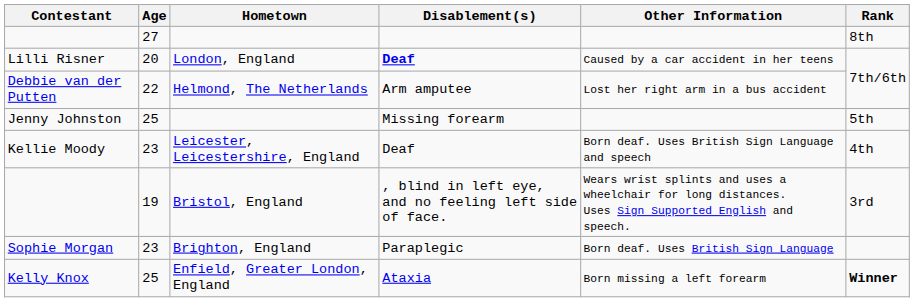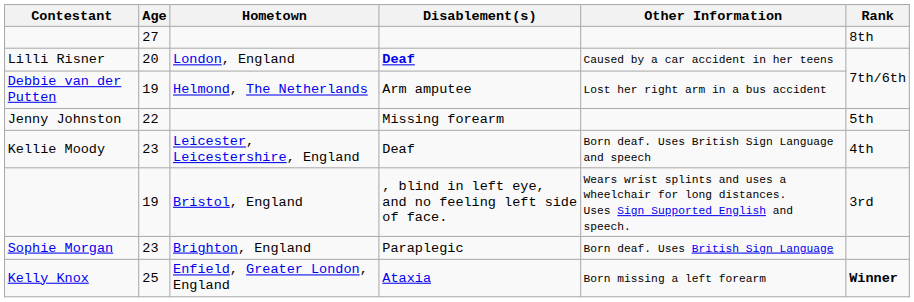(150, 89) 22 -> (150, 89) 19
(150, 119) 25 -> (150, 119) 22
